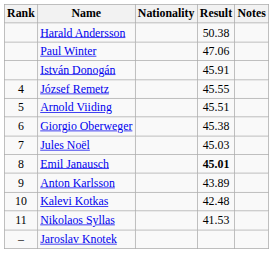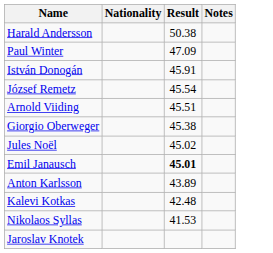- column: (21, 13)
(216, 51) 47.06 -> (183, 51) 47.09
(216, 88) 45.55 -> (183, 88) 45.54
(216, 145) 45.03 -> (183, 145) 45.02
